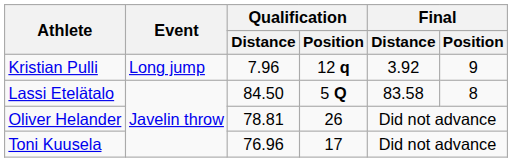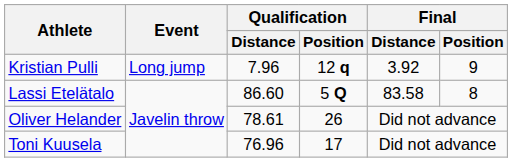(264, 93) 84.50 -> (264, 93) 86.60
(264, 119) 78.81 -> (264, 119) 78.61
